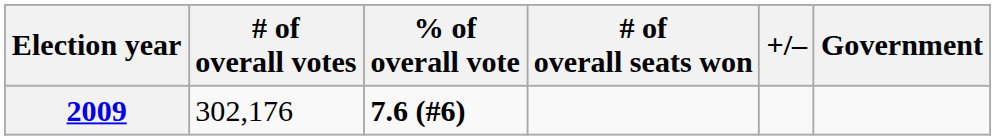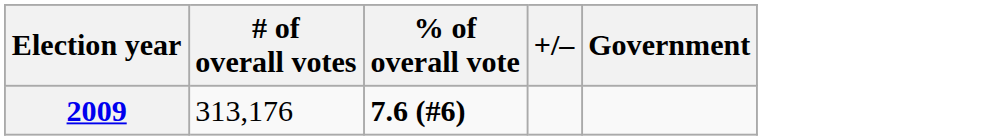- column: (643, 45)
(244, 109) 302,176 -> (244, 109) 313,176
